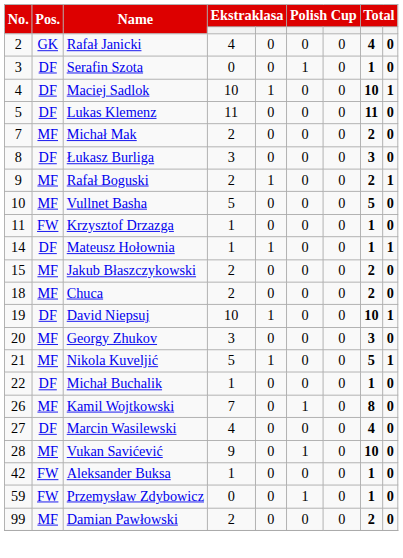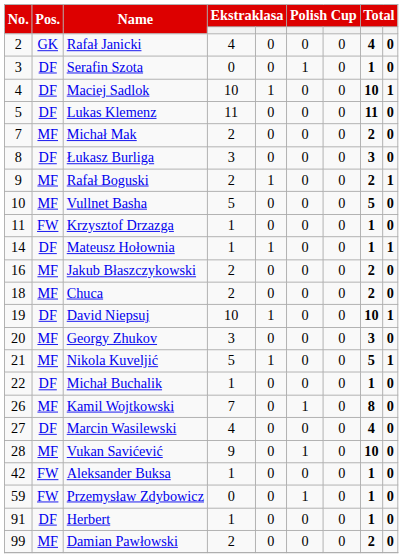(18, 270) 15 -> (18, 270) 16
+ row: (88, 519)
